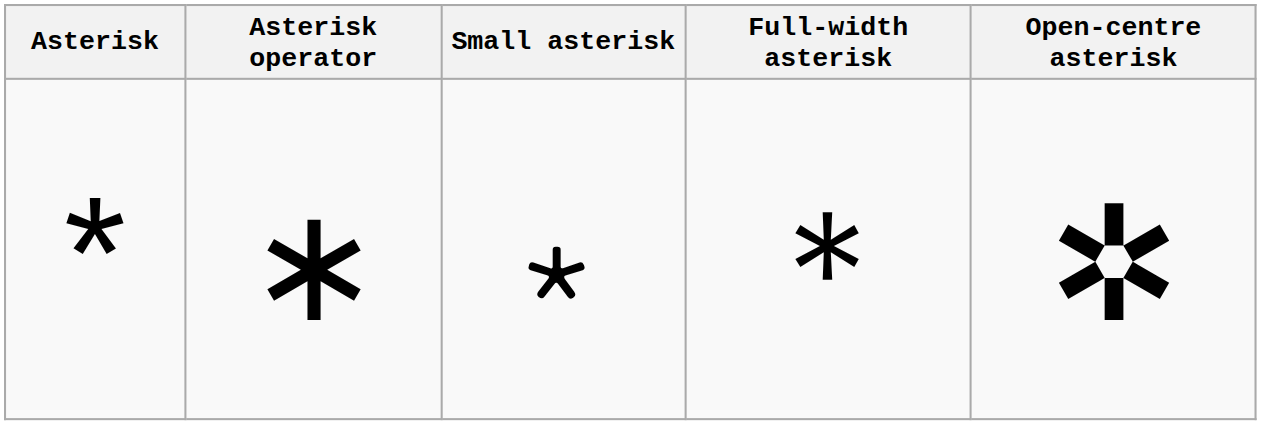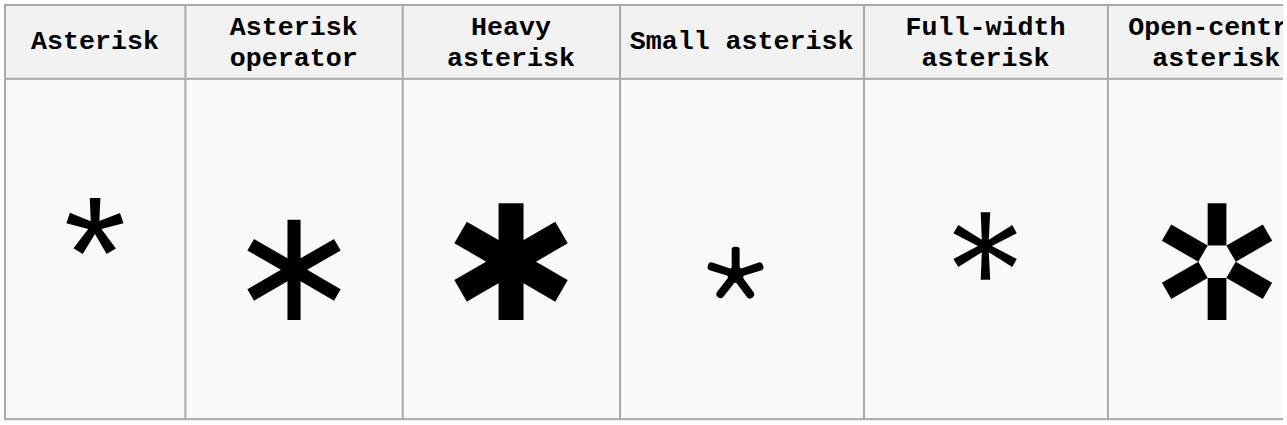+ column: (511, 42)
